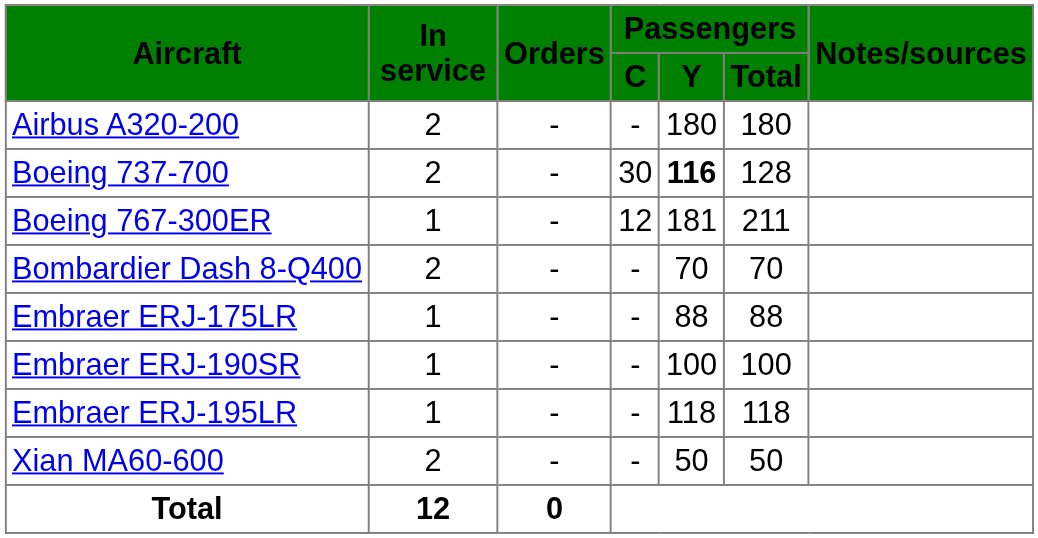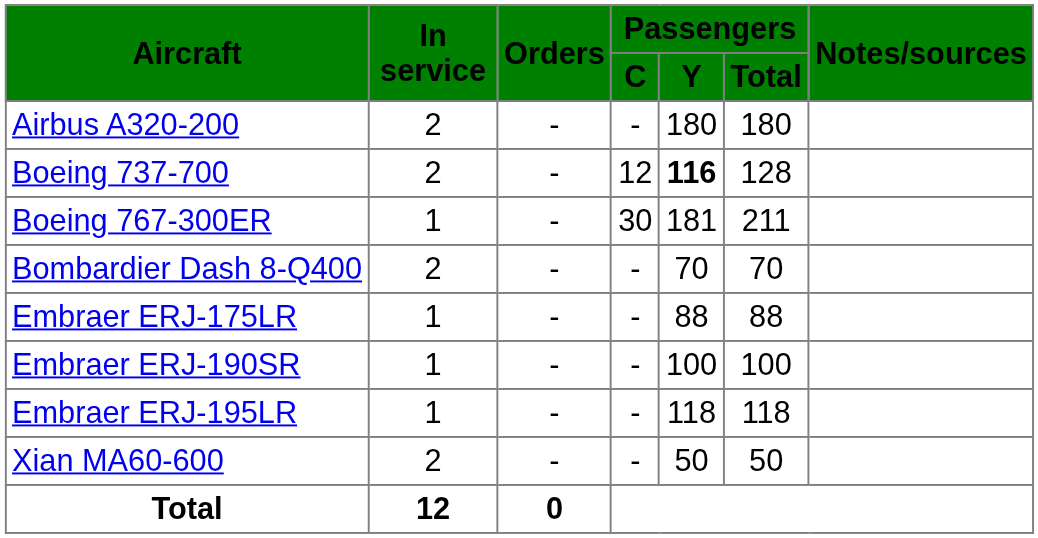(635, 172) 30 -> (635, 172) 12
(635, 220) 12 -> (635, 220) 30
